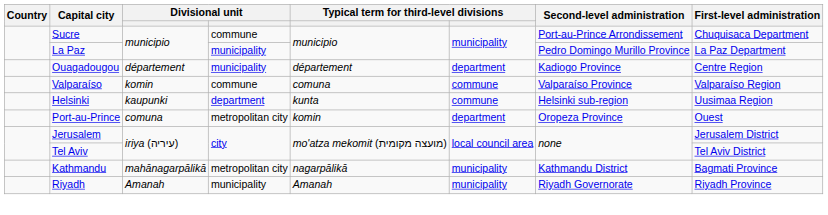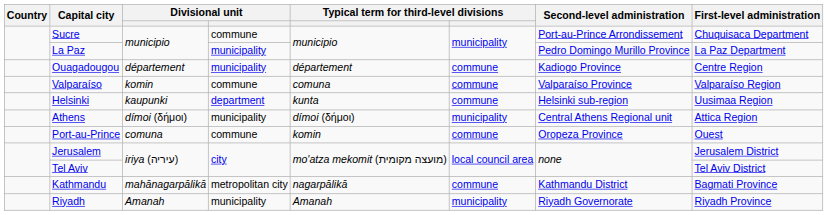(478, 67) department -> (475, 67) commune
+ row: (69, 118)
(249, 118) metropolitan city -> (234, 134) commune
(478, 118) department -> (475, 134) commune
(479, 168) municipality -> (475, 185) commune
